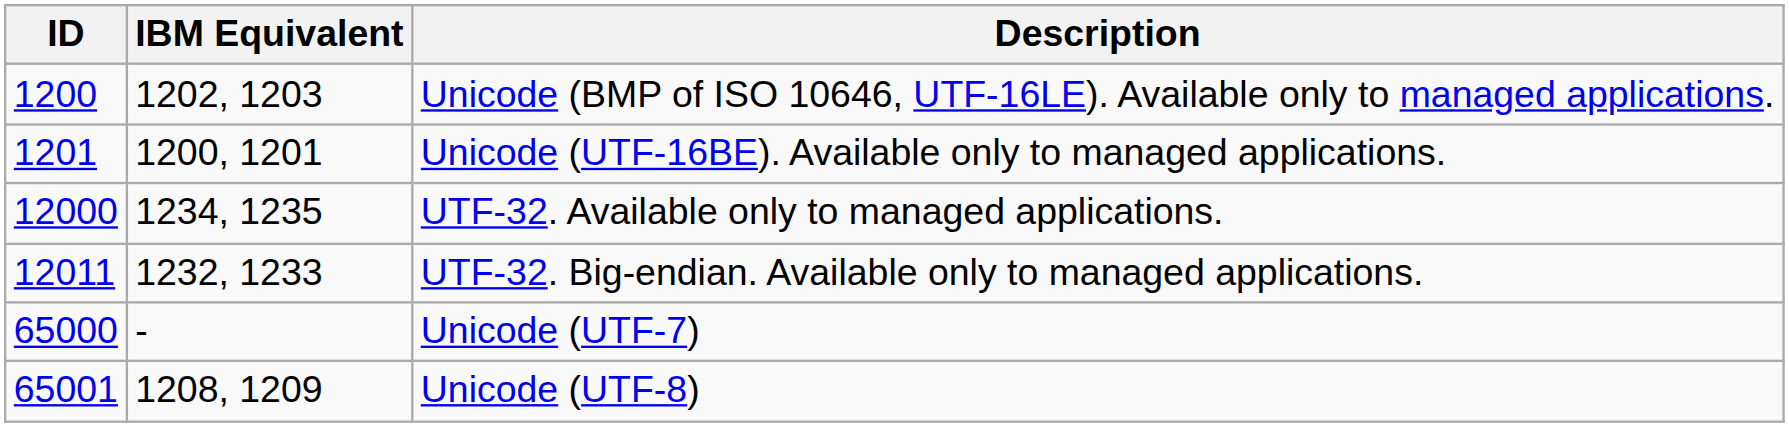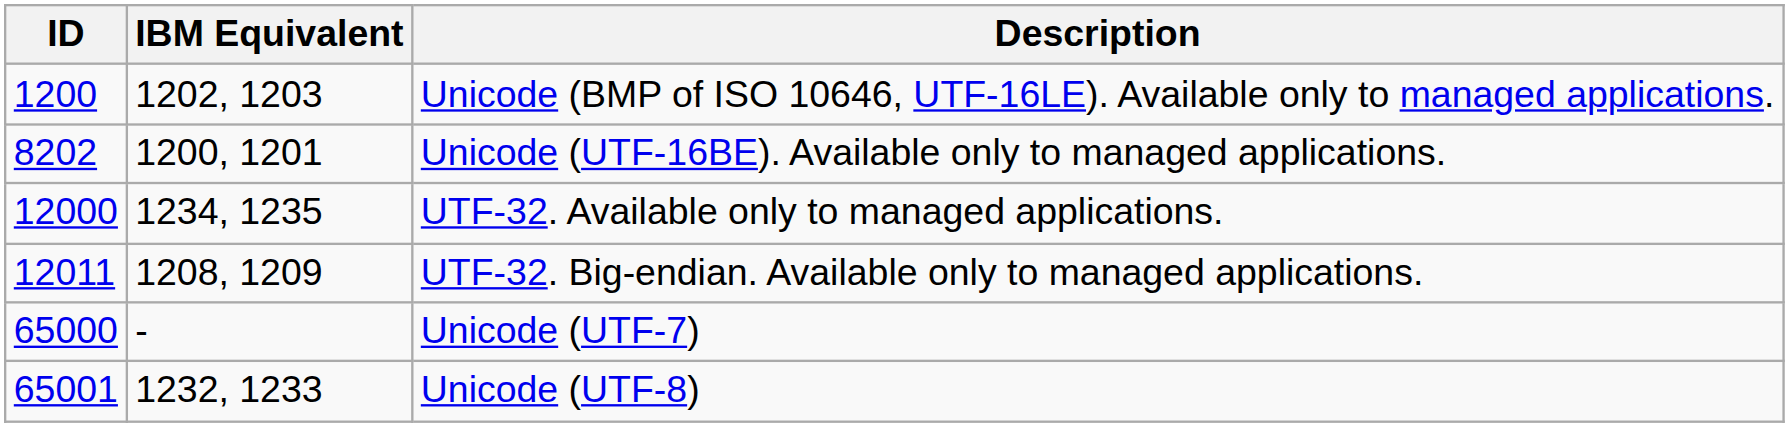(55, 152) 1201 -> (55, 152) 8202
(229, 271) 1232, 1233 -> (229, 271) 1208, 1209
(229, 390) 1208, 1209 -> (229, 390) 1232, 1233
